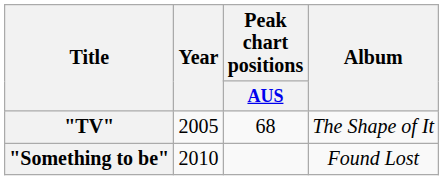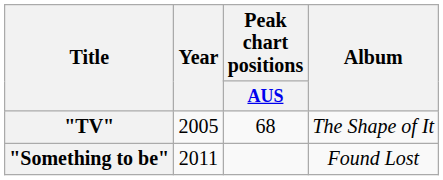(198, 158) 2010 -> (198, 158) 2011
